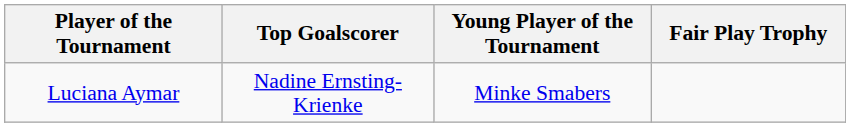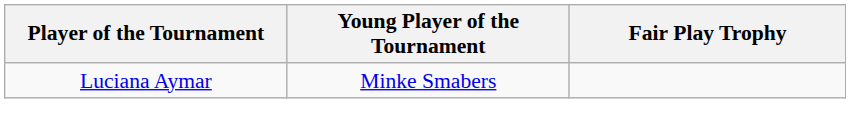- column: (328, 33)
